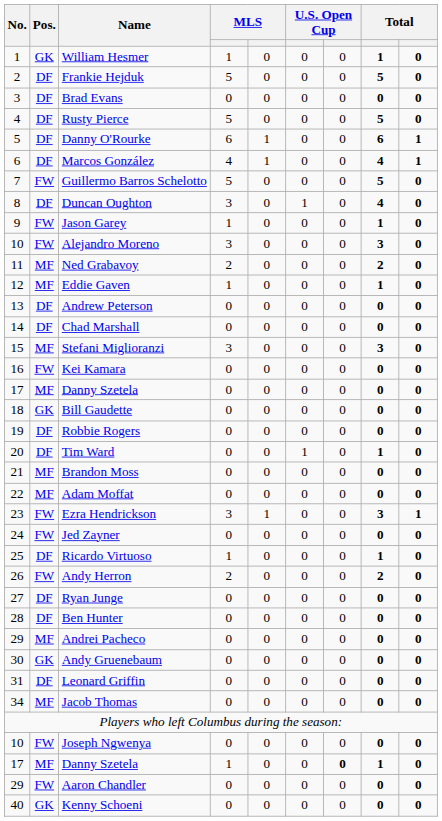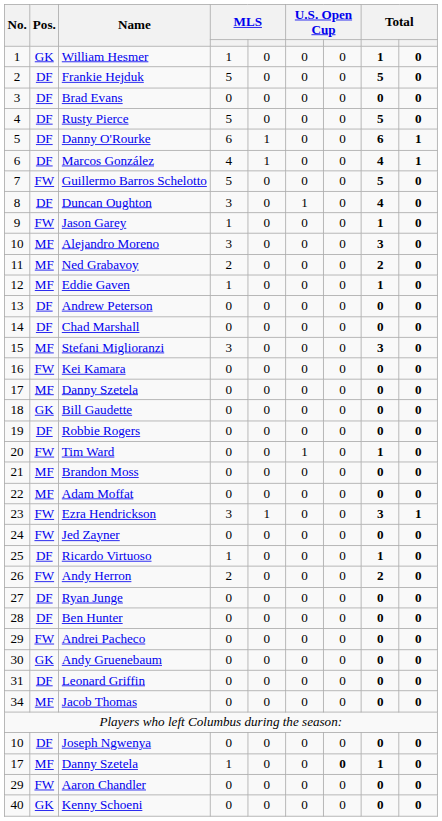(44, 243) FW -> (44, 243) MF
(44, 451) DF -> (44, 451) FW
(44, 639) MF -> (44, 639) FW
(44, 743) FW -> (44, 743) DF
